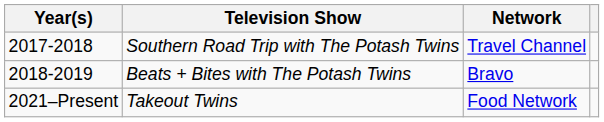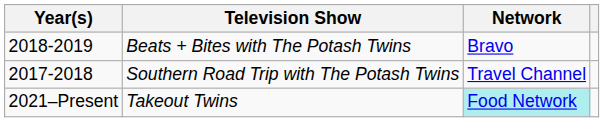rows swapped: (293, 46) <-> (269, 74)
(522, 102) no background -> (522, 102) paleturquoise background
